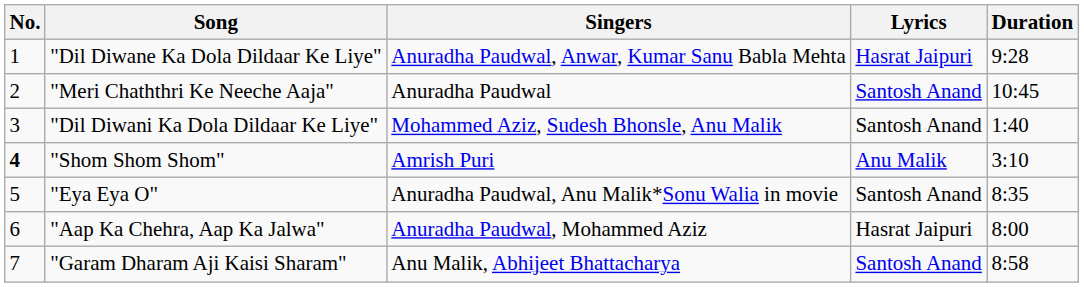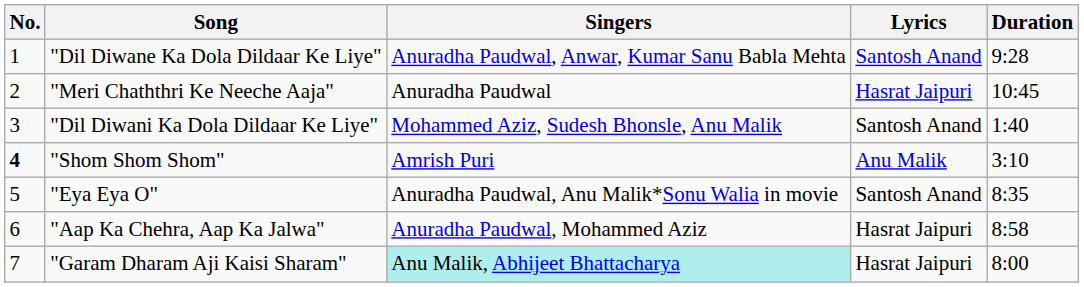(914, 56) Hasrat Jaipuri -> (919, 56) Santosh Anand
(919, 91) Santosh Anand -> (914, 91) Hasrat Jaipuri
(1010, 229) 8:00 -> (1010, 229) 8:58
(536, 264) no background -> (536, 264) paleturquoise background
(919, 264) Santosh Anand -> (914, 264) Hasrat Jaipuri
(1010, 264) 8:58 -> (1010, 264) 8:00
